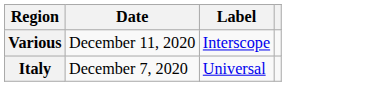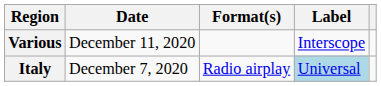+ column: (247, 17)
(234, 68) no background -> (329, 68) lightblue background
